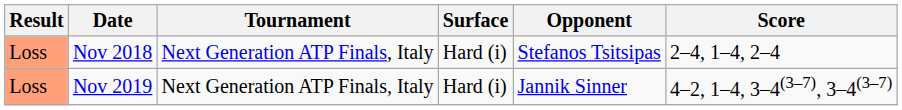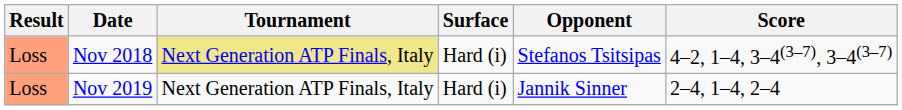(298, 52) no background -> (298, 54) khaki background
(725, 52) 2–4, 1–4, 2–4 -> (781, 54) 4–2, 1–4, 3–4(3–7), 3–4(3–7)
(781, 86) 4–2, 1–4, 3–4(3–7), 3–4(3–7) -> (725, 89) 2–4, 1–4, 2–4
